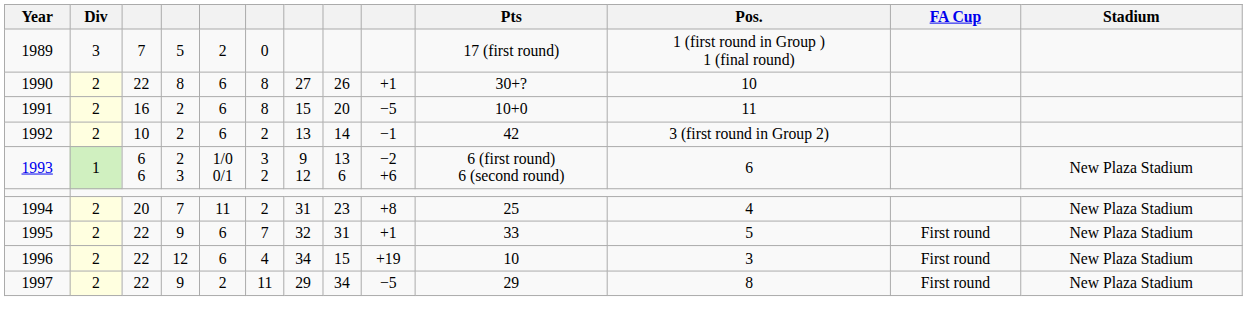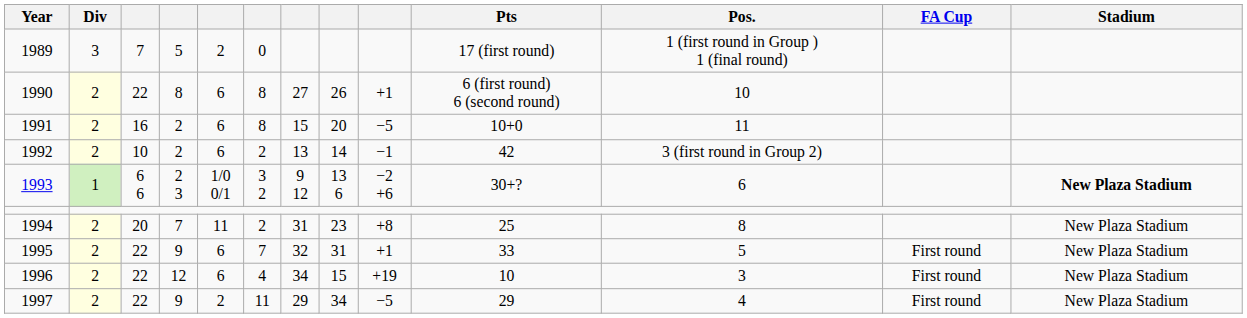(511, 84) 30+? -> (507, 93) 6 (first round) 6 (second round)
(511, 167) 6 (first round) 6 (second round) -> (507, 185) 30+?
(1131, 167) normal -> (1126, 185) bold
(749, 208) 4 -> (742, 226) 8
(749, 283) 8 -> (742, 300) 4
